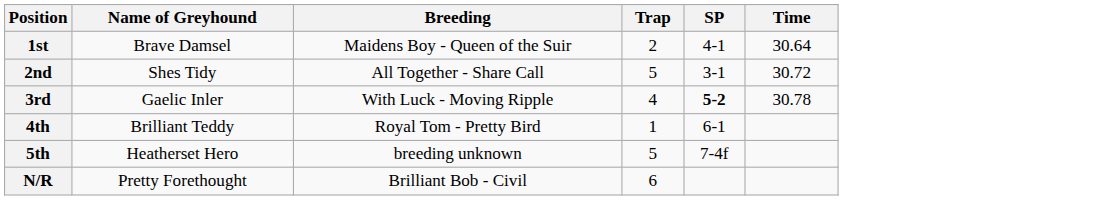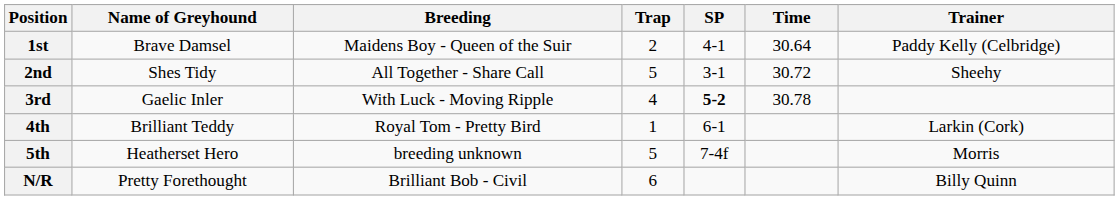+ column: (976, 18)
